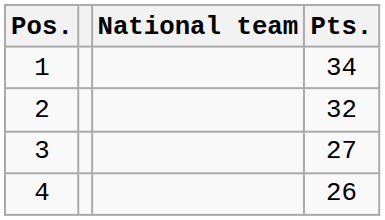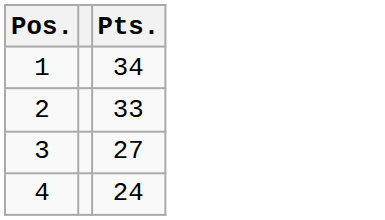- column: (198, 26)
(341, 110) 32 -> (128, 110) 33
(341, 194) 26 -> (128, 194) 24
